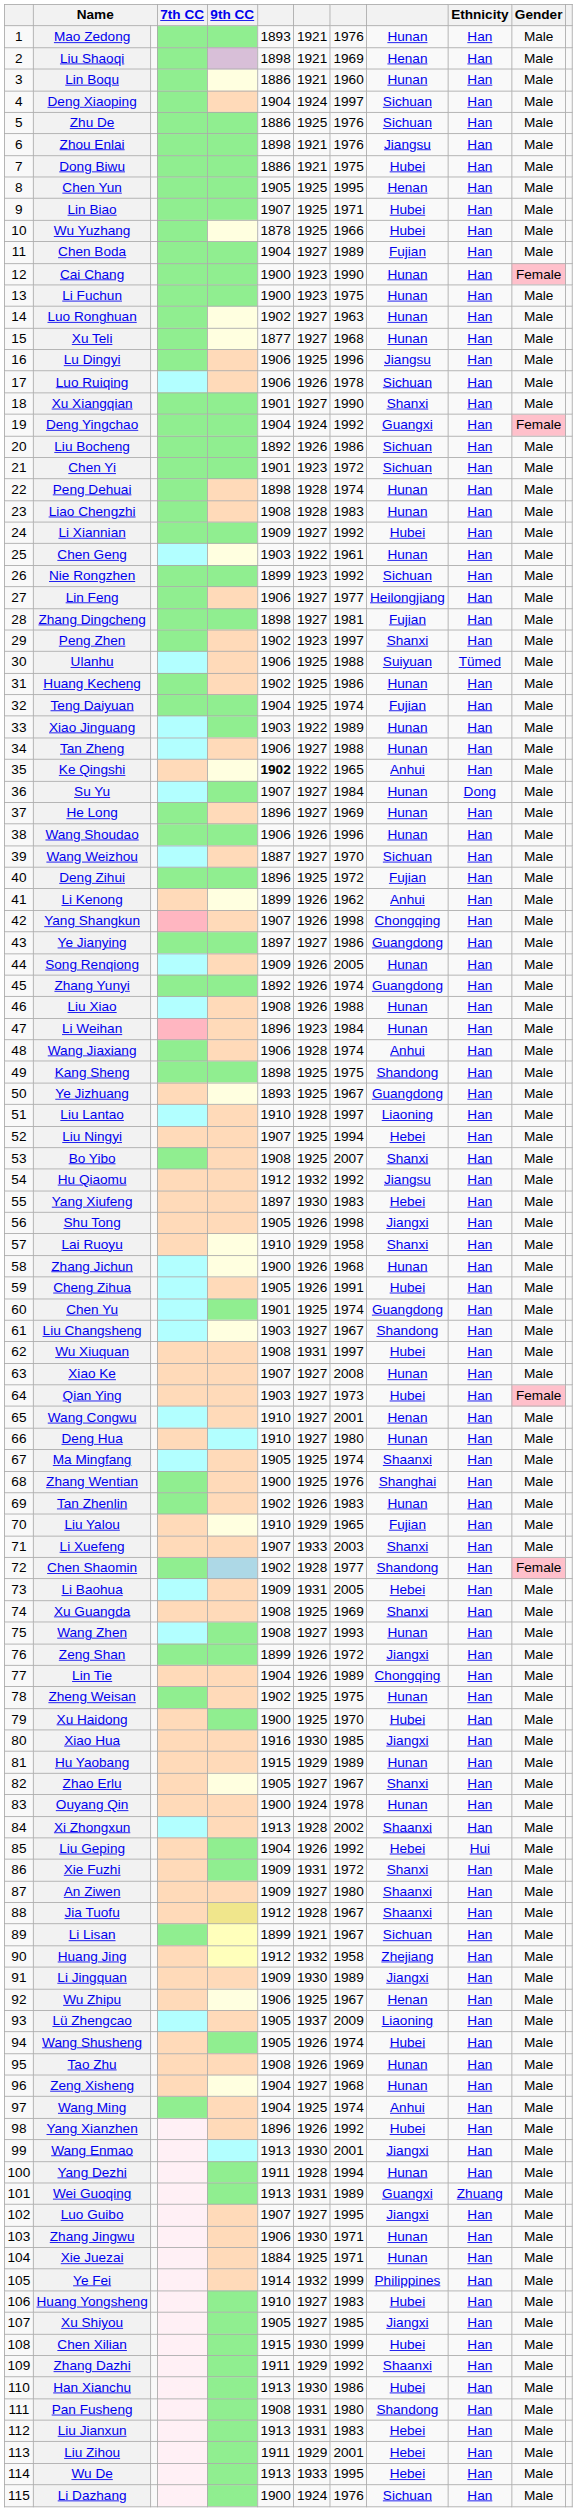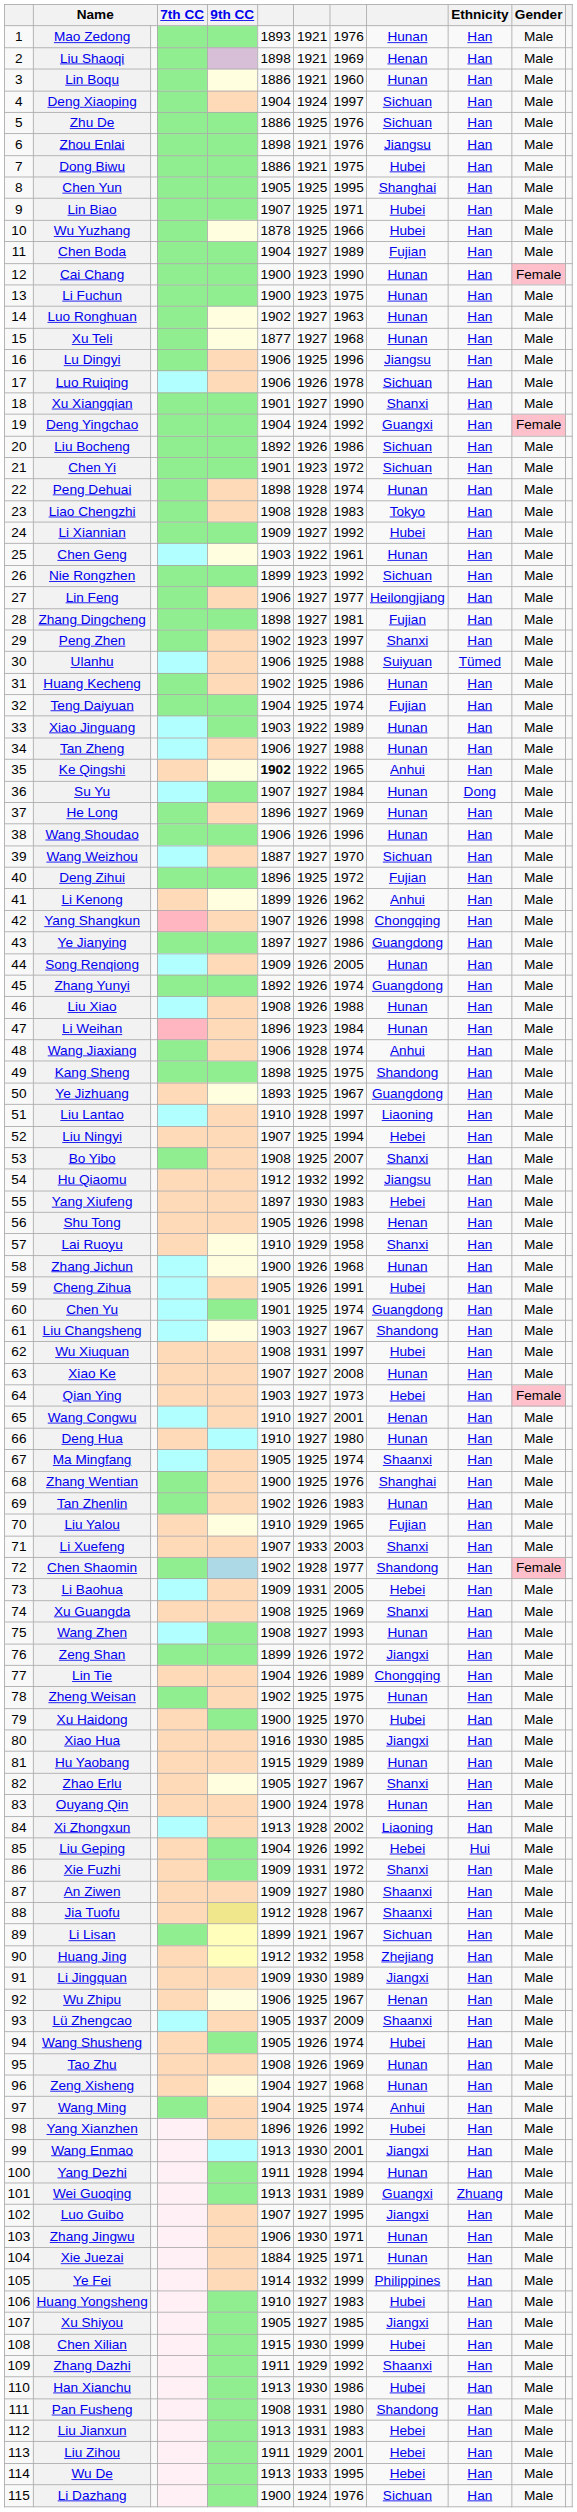(407, 187) Henan -> (407, 187) Shanghai
(407, 511) Hunan -> (407, 511) Tokyo
(407, 1223) Jiangxi -> (407, 1223) Henan
(407, 1395) Hubei -> (407, 1395) Hebei
(407, 1827) Shaanxi -> (407, 1827) Liaoning
(407, 2021) Liaoning -> (407, 2021) Shaanxi
